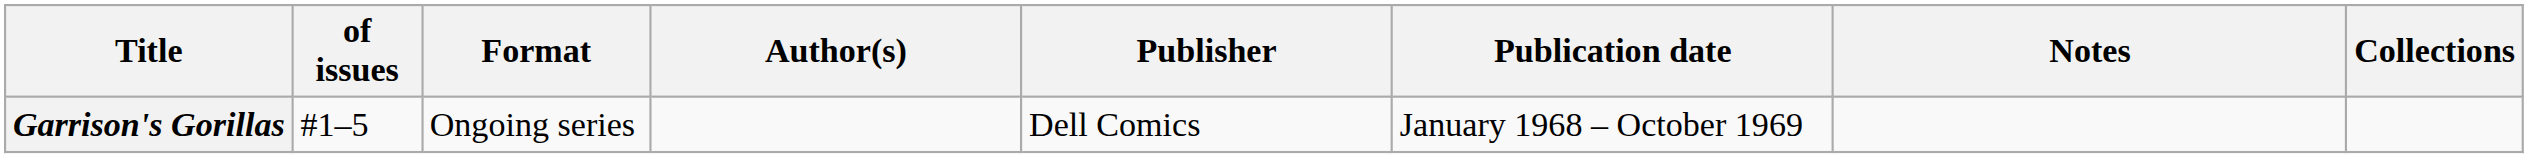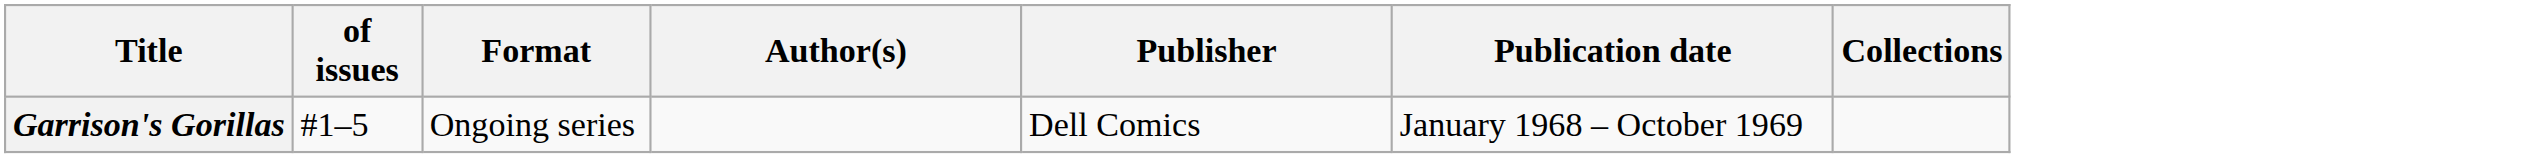- column: (2090, 50)
